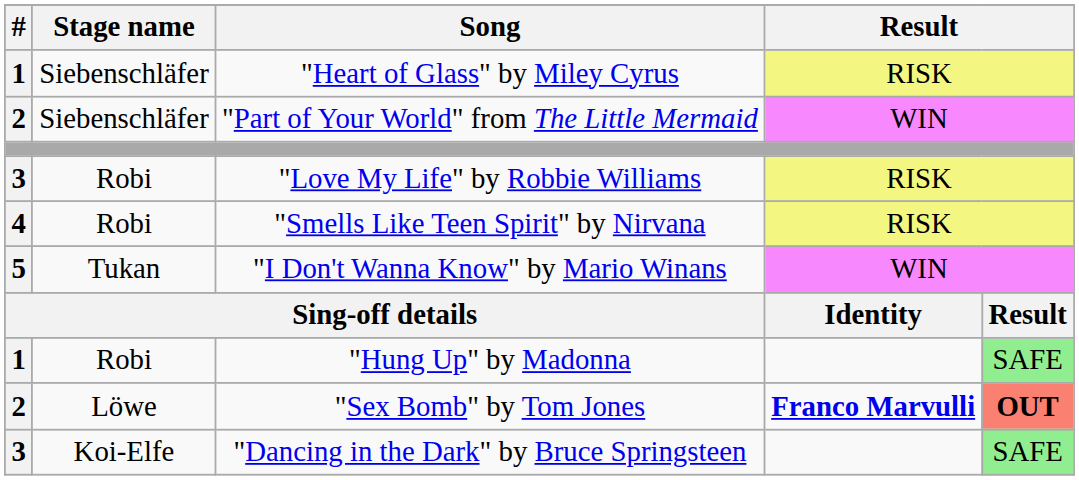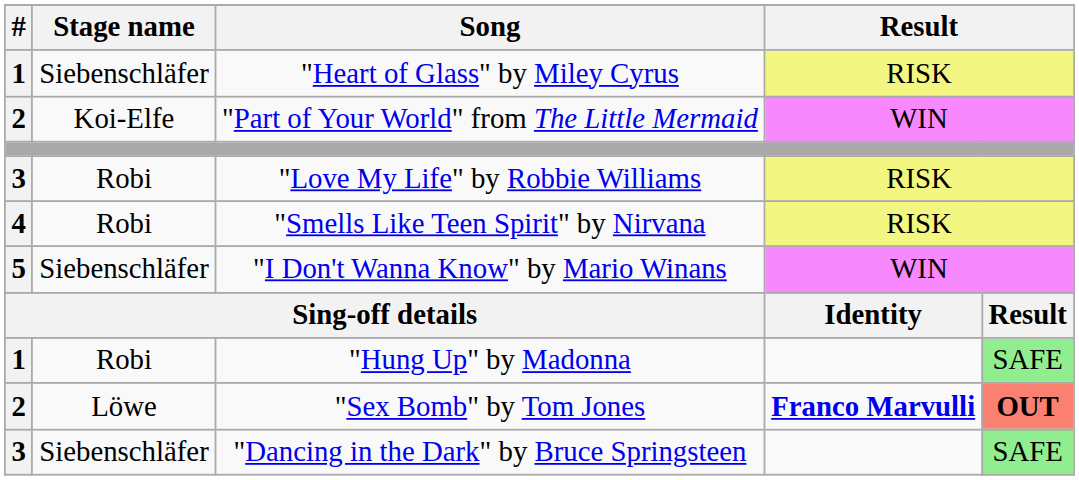(124, 118) Siebenschläfer -> (124, 118) Koi-Elfe
(124, 268) Tukan -> (124, 268) Siebenschläfer
(124, 451) Koi-Elfe -> (124, 451) Siebenschläfer
